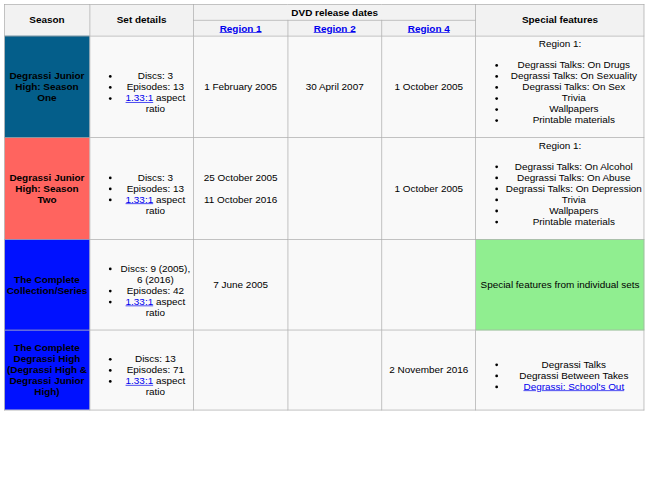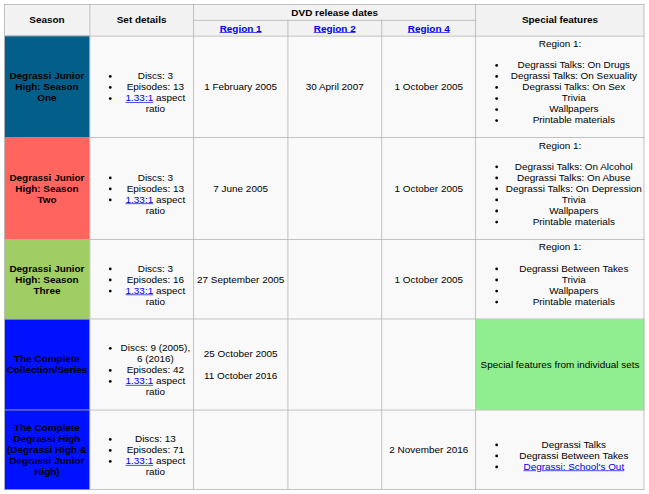(241, 189) 25 October 2005 11 October 2016 -> (241, 189) 7 June 2005
+ row: (47, 280)
(241, 285) 7 June 2005 -> (241, 365) 25 October 2005 11 October 2016
